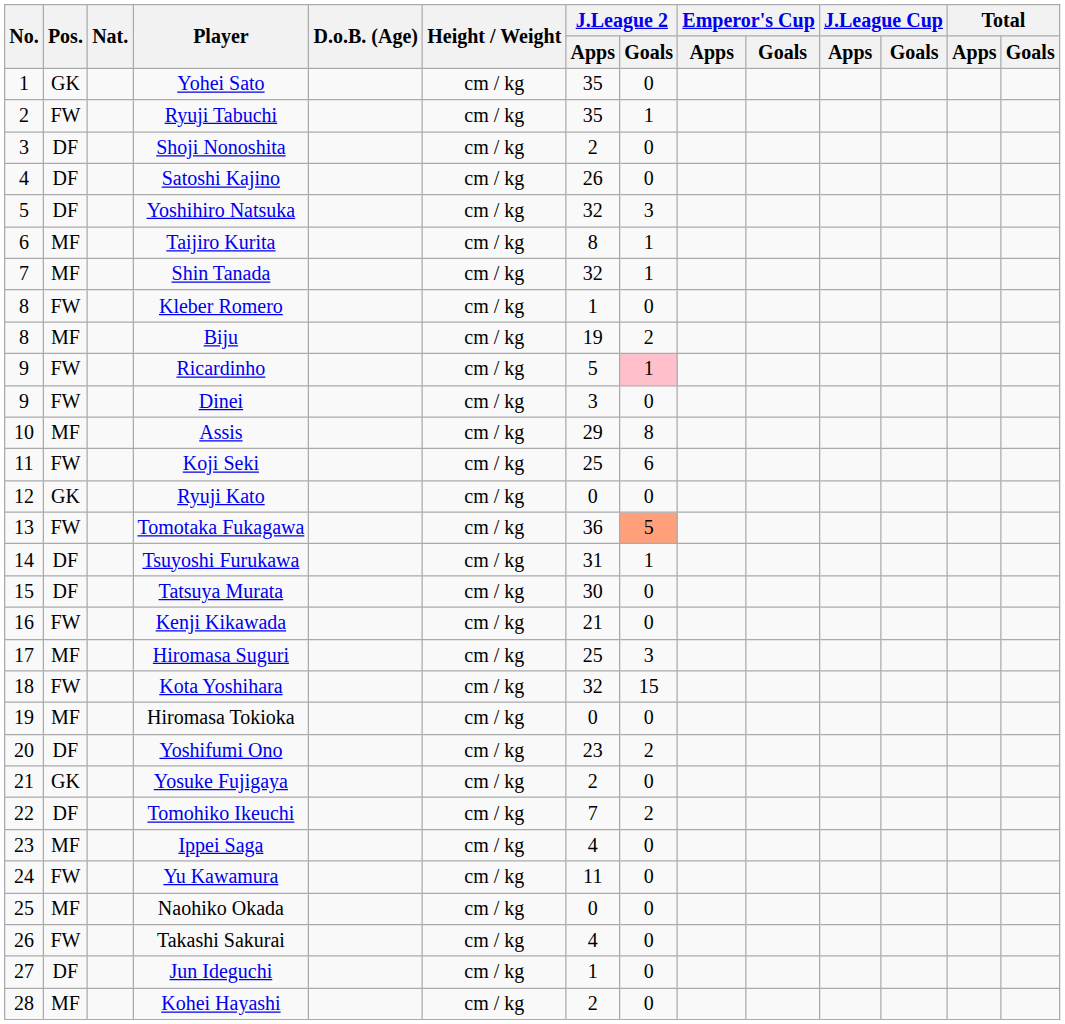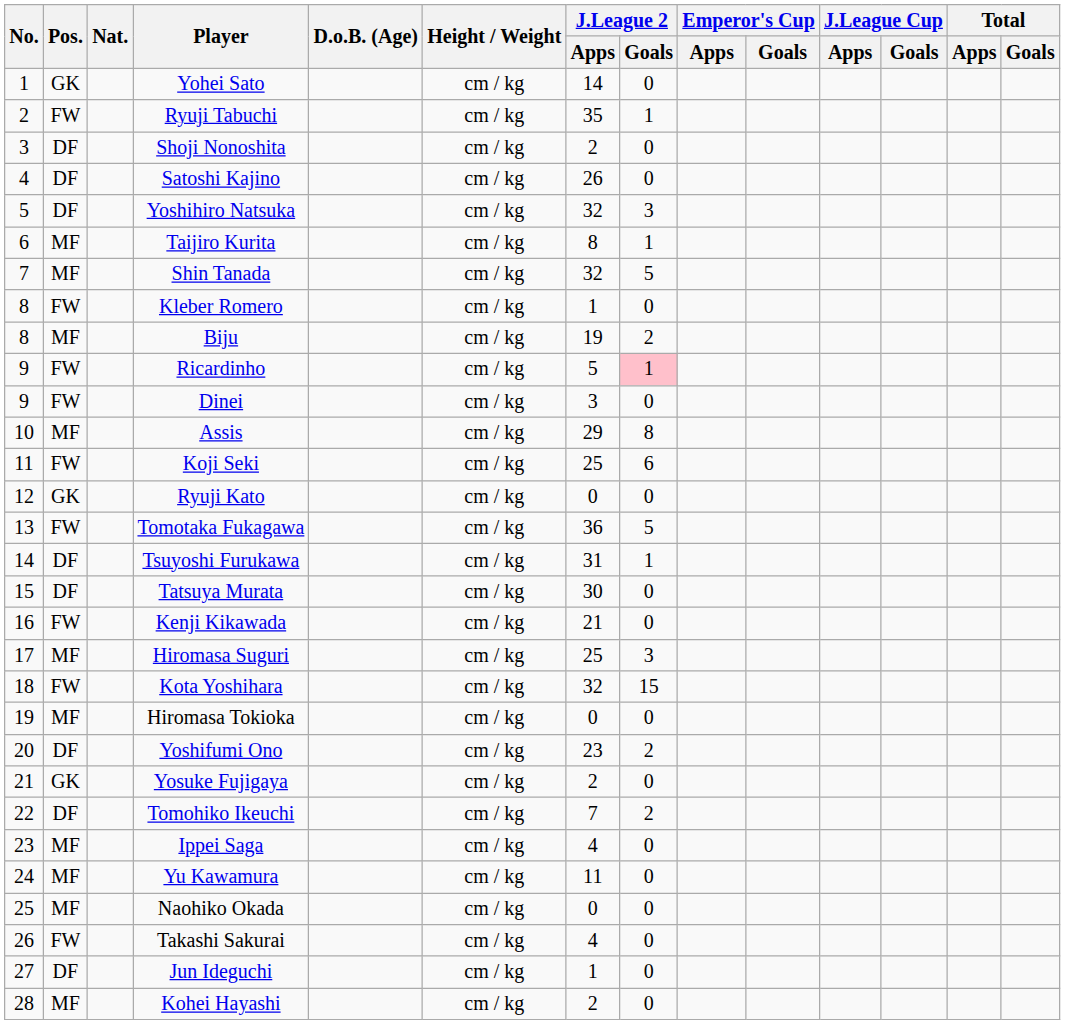(593, 83) 35 -> (593, 83) 14
(649, 274) 1 -> (649, 274) 5
(649, 527) lightsalmon background -> (649, 527) no background
(65, 876) FW -> (65, 876) MF
